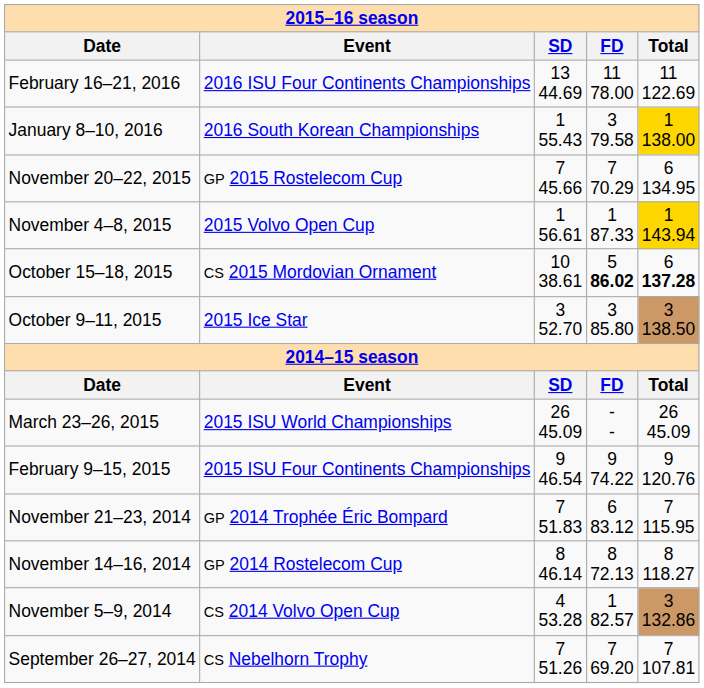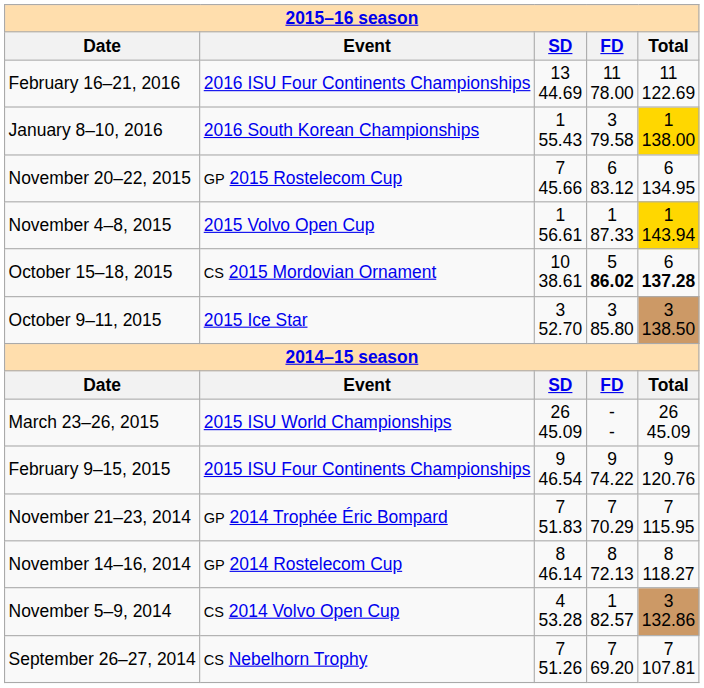(612, 178) 7 70.29 -> (612, 178) 6 83.12
(612, 517) 6 83.12 -> (612, 517) 7 70.29
